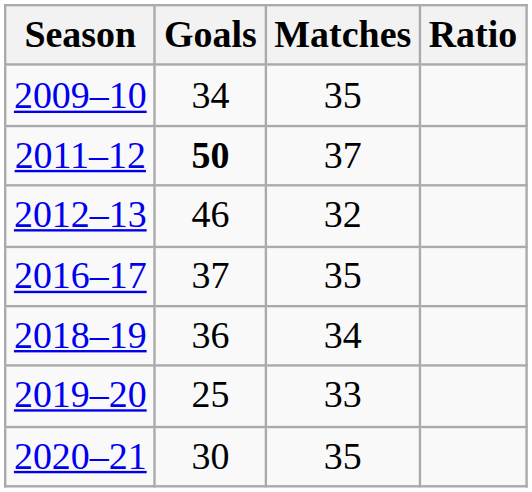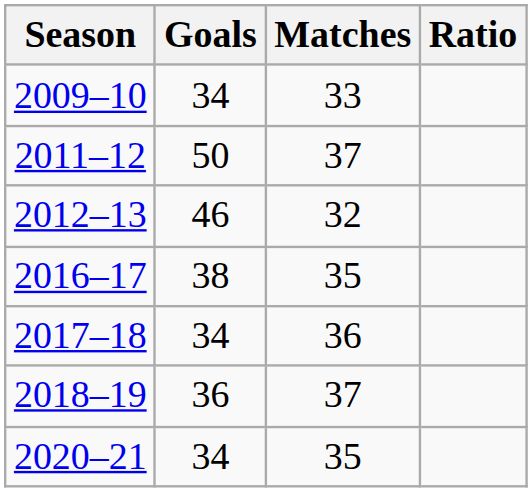(343, 94) 35 -> (343, 94) 33
(210, 154) bold -> (210, 154) normal
(210, 275) 37 -> (210, 275) 38
+ row: (80, 335)
(343, 335) 34 -> (343, 395) 37
- row: (80, 395)
(210, 455) 30 -> (210, 455) 34
